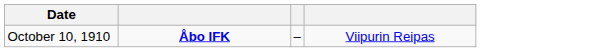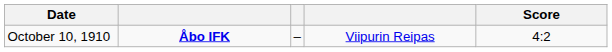+ column: (542, 15)
